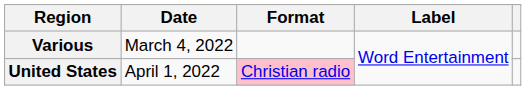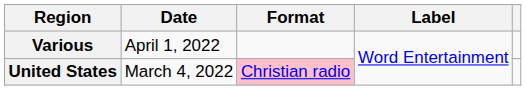(179, 44) March 4, 2022 -> (172, 44) April 1, 2022
(172, 71) April 1, 2022 -> (179, 71) March 4, 2022
